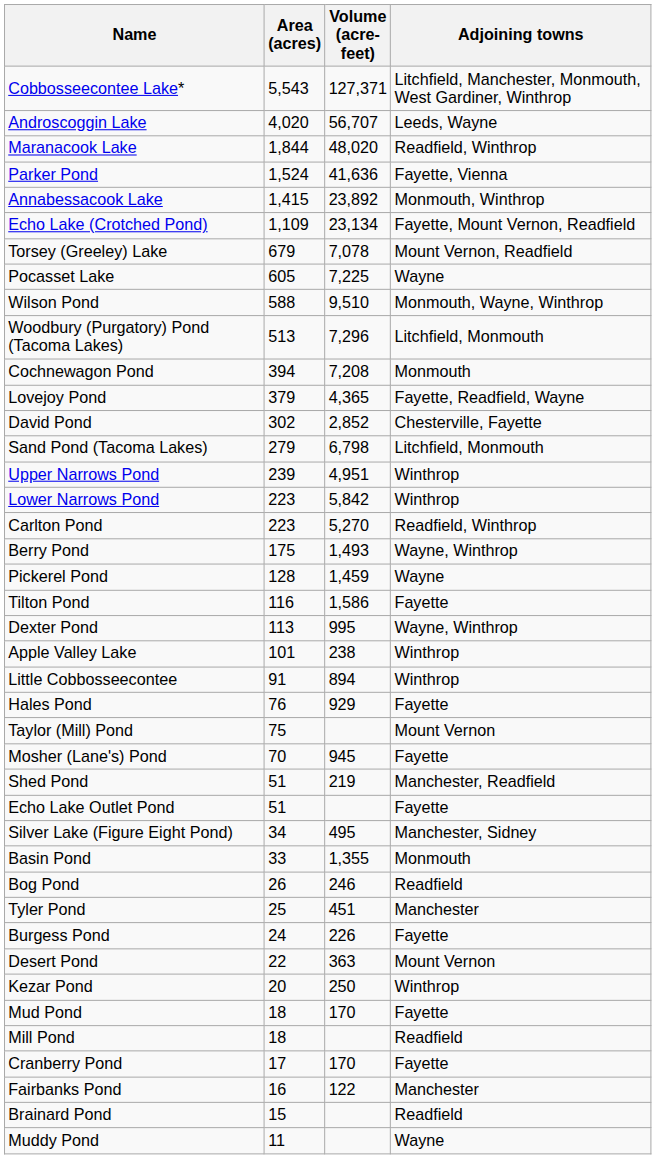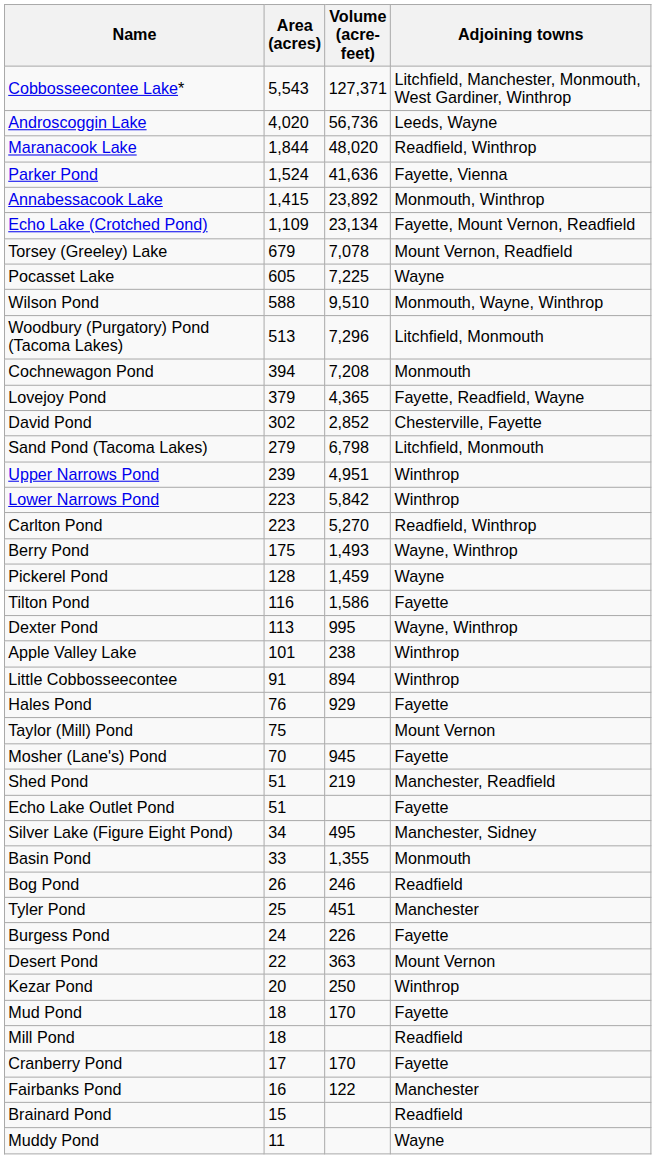(353, 123) 56,707 -> (353, 123) 56,736
